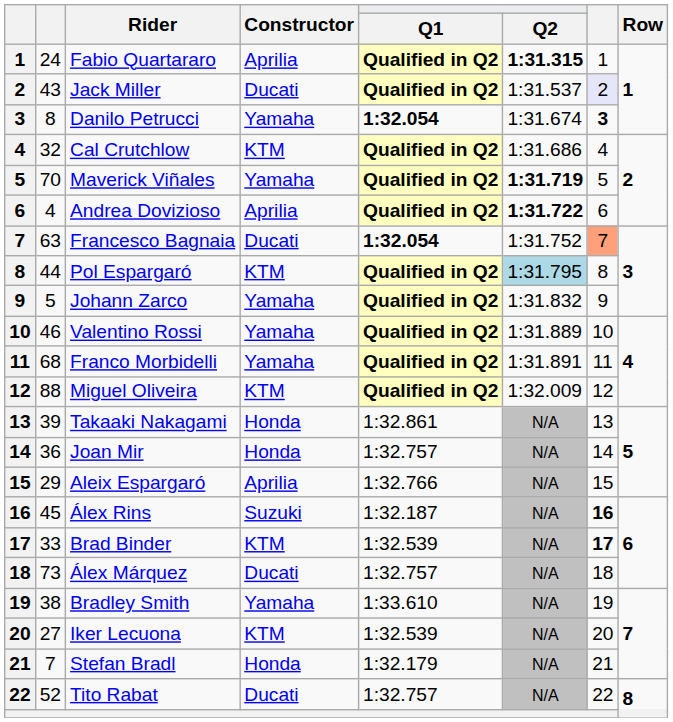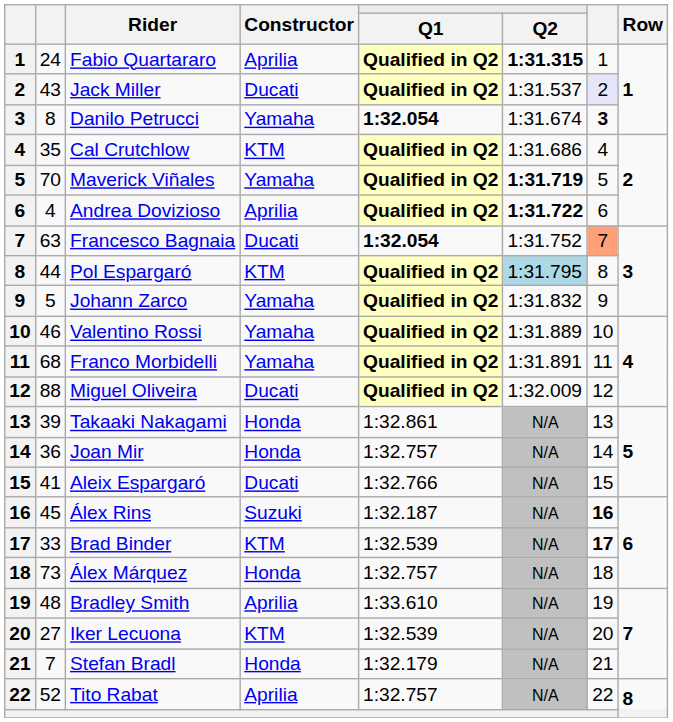(50, 149) 32 -> (50, 149) 35
(265, 391) KTM -> (271, 391) Ducati
(50, 482) 29 -> (50, 482) 41
(271, 482) Aprilia -> (271, 482) Ducati
(271, 573) Ducati -> (273, 573) Honda
(50, 603) 38 -> (50, 603) 48
(279, 603) Yamaha -> (271, 603) Aprilia
(271, 693) Ducati -> (271, 693) Aprilia
